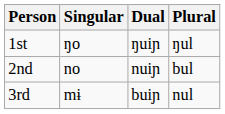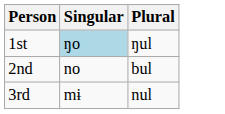- column: (148, 17)
(72, 43) no background -> (72, 43) lightblue background
